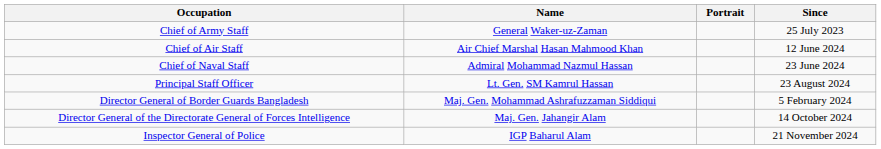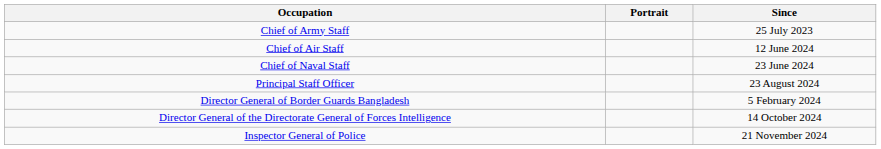- column: (550, 13)
